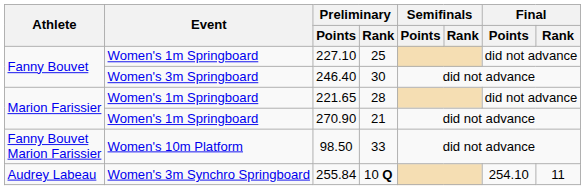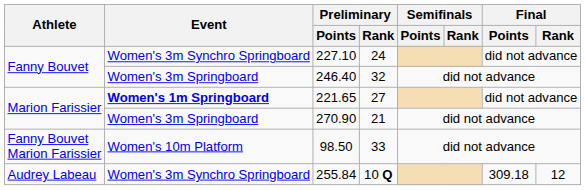(183, 57) Women's 1m Springboard -> (209, 57) Women's 3m Synchro Springboard
(378, 57) 25 -> (378, 57) 24
(378, 77) 30 -> (378, 77) 32
(183, 98) normal -> (188, 98) bold
(378, 98) 28 -> (378, 98) 27
(183, 119) Women's 1m Springboard -> (183, 119) Women's 3m Springboard
(509, 175) 254.10 -> (509, 175) 309.18
(558, 175) 11 -> (558, 175) 12
